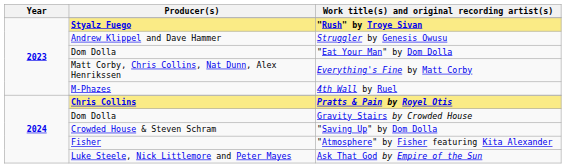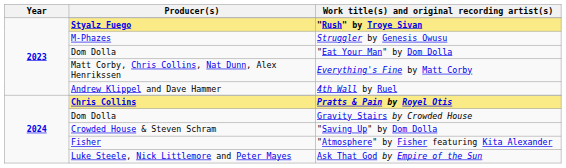(146, 38) Andrew Klippel and Dave Hammer -> (91, 38) M-Phazes
(91, 88) M-Phazes -> (146, 88) Andrew Klippel and Dave Hammer
